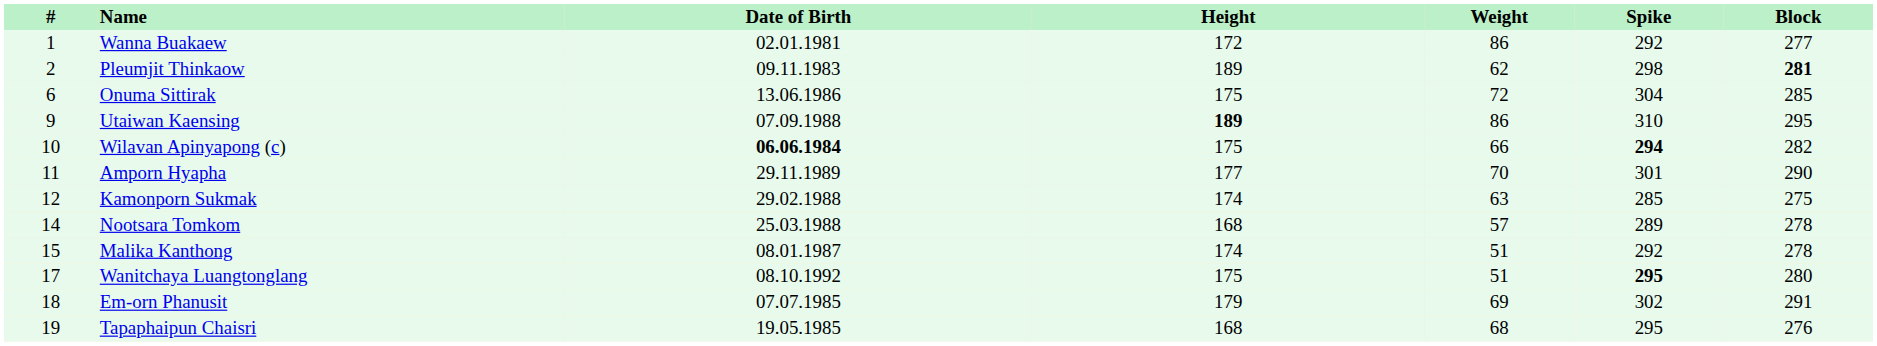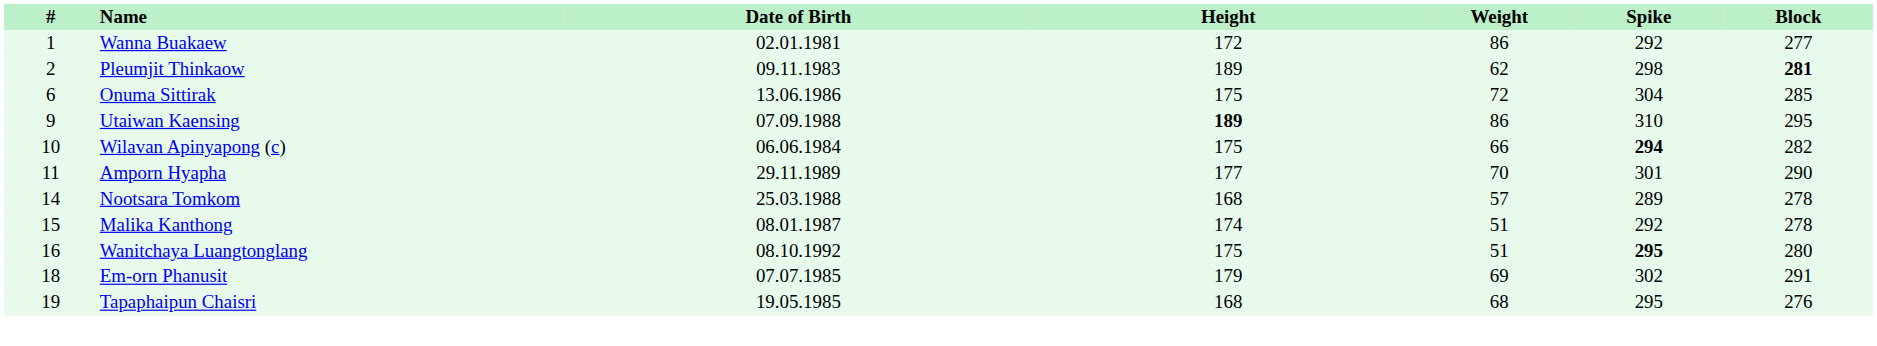(798, 146) bold -> (798, 146) normal
- row: (178, 198)
(51, 276) 17 -> (51, 250) 16
